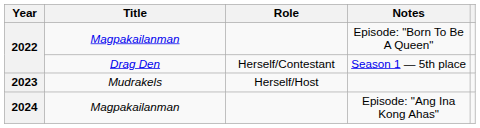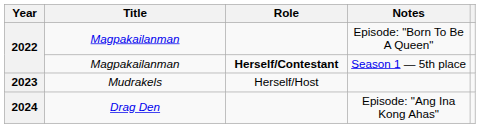(135, 63) Drag Den -> (135, 63) Magpakailanman
(286, 63) normal -> (286, 63) bold
(135, 107) Magpakailanman -> (135, 107) Drag Den
